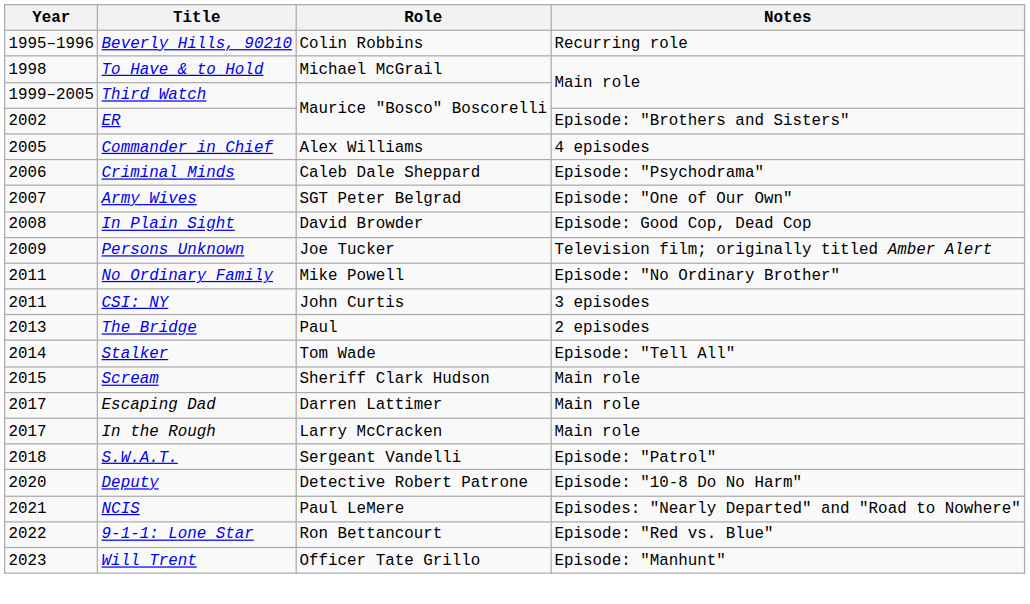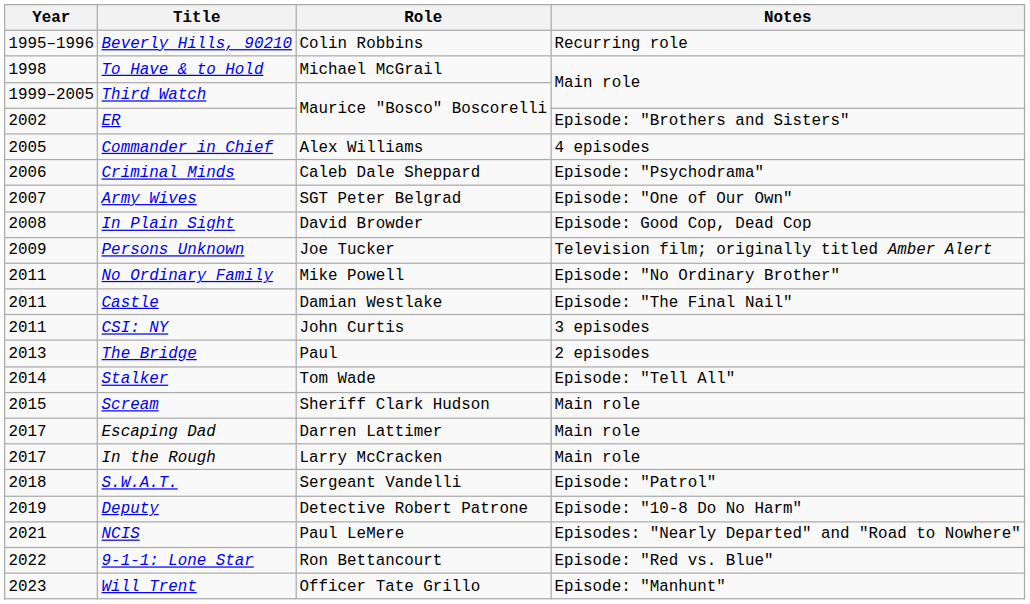+ row: (130, 302)
(27, 483) 2020 -> (27, 509) 2019
